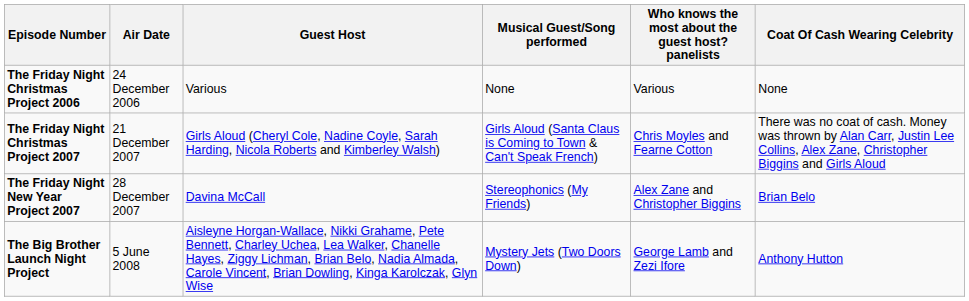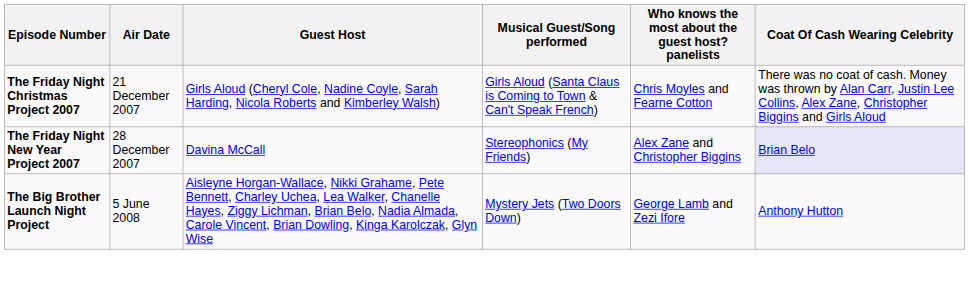- row: (56, 89)
(787, 197) no background -> (787, 150) lavender background
